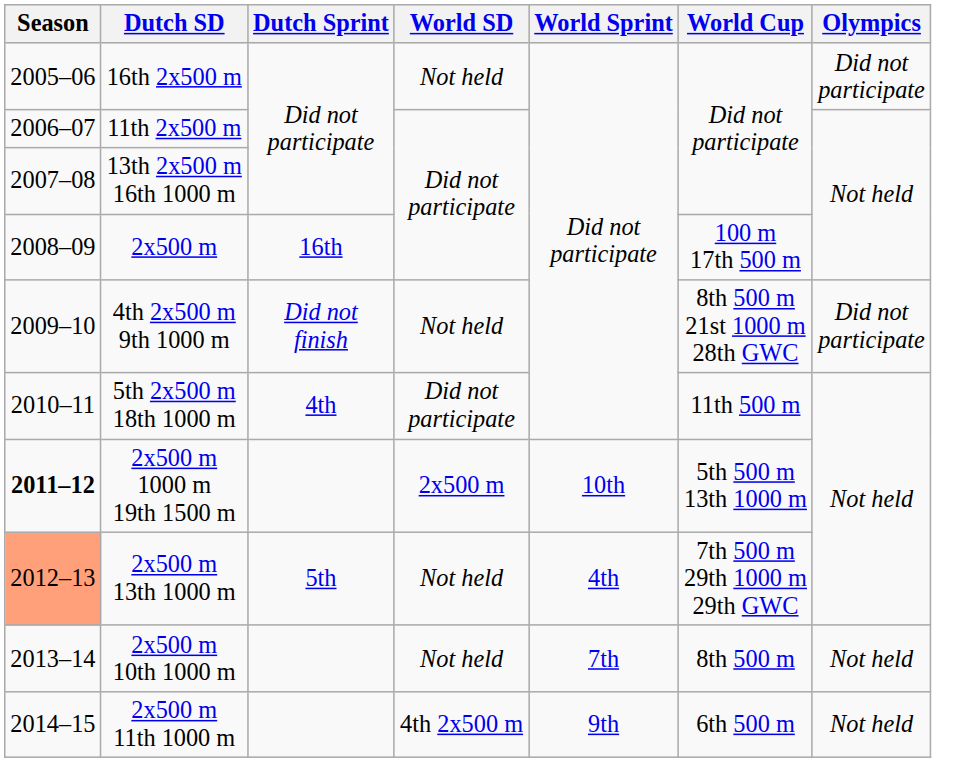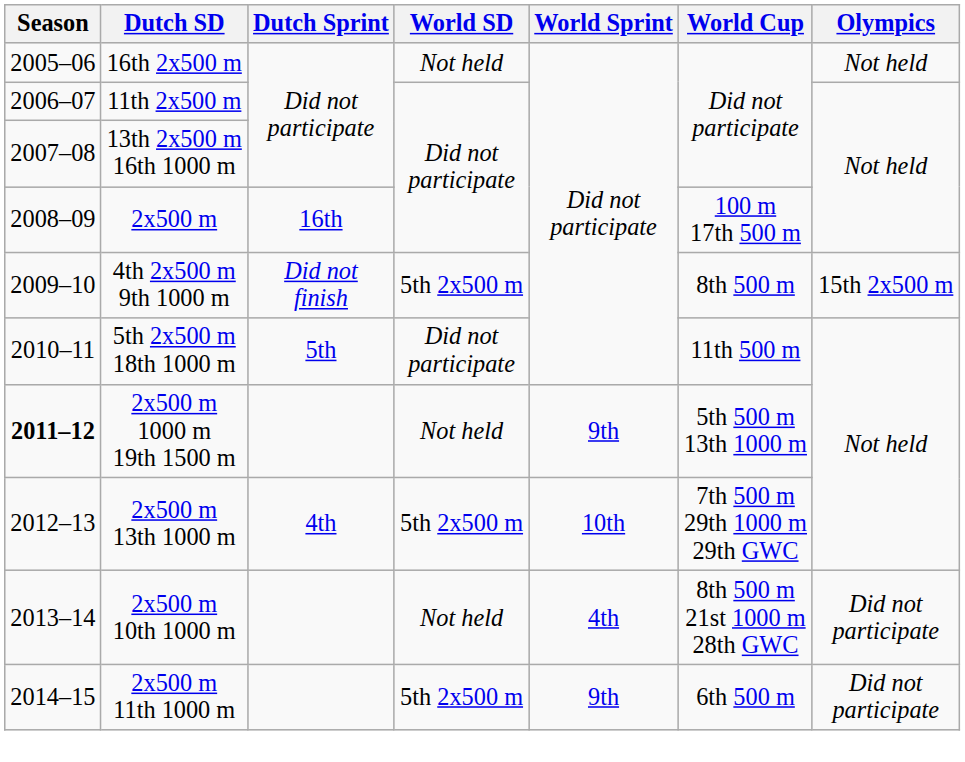(872, 76) Did not participate -> (886, 62) Not held
(462, 326) Not held -> (462, 285) 5th 2x500 m
(745, 326) 8th 500 m 21st 1000 m 28th GWC -> (745, 285) 8th 500 m
(872, 326) Did not participate -> (886, 285) 15th 2x500 m
(321, 405) 4th -> (321, 350) 5th
(462, 485) 2x500 m -> (462, 430) Not held
(604, 485) 10th -> (604, 430) 9th
(53, 578) lightsalmon background -> (53, 523) no background
(321, 578) 5th -> (321, 523) 4th
(462, 578) Not held -> (462, 523) 5th 2x500 m
(604, 578) 4th -> (604, 523) 10th
(604, 658) 7th -> (604, 617) 4th
(745, 658) 8th 500 m -> (745, 617) 8th 500 m 21st 1000 m 28th GWC
(872, 658) Not held -> (886, 617) Did not participate
(462, 724) 4th 2x500 m -> (462, 696) 5th 2x500 m
(872, 724) Not held -> (886, 696) Did not participate
